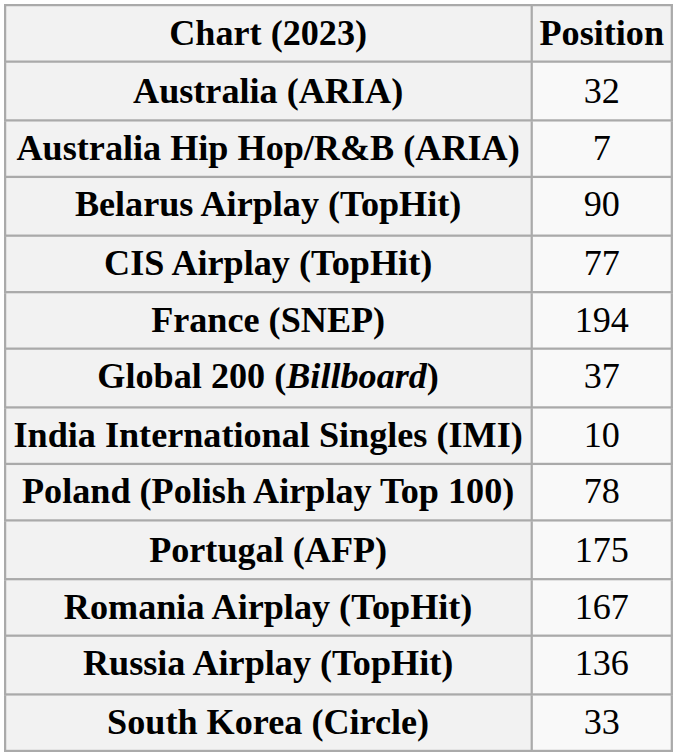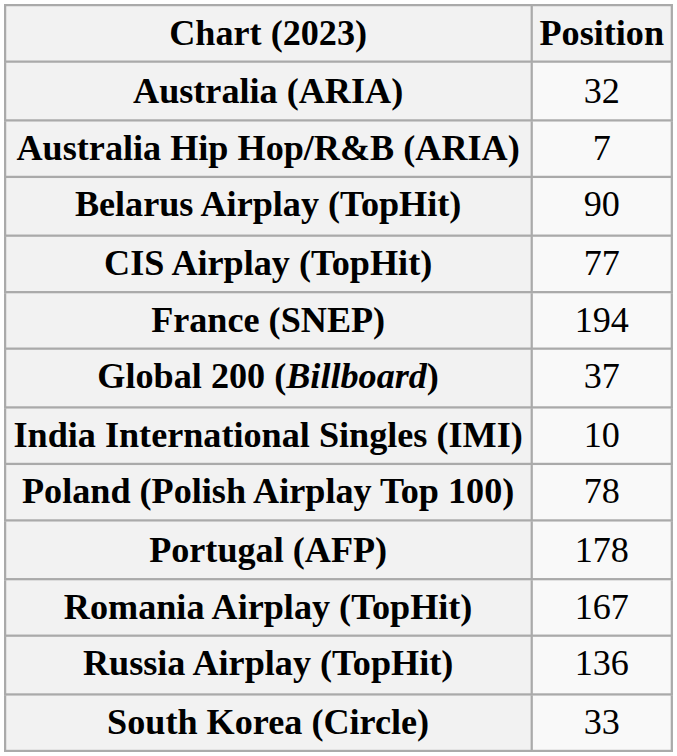(602, 549) 175 -> (602, 549) 178
